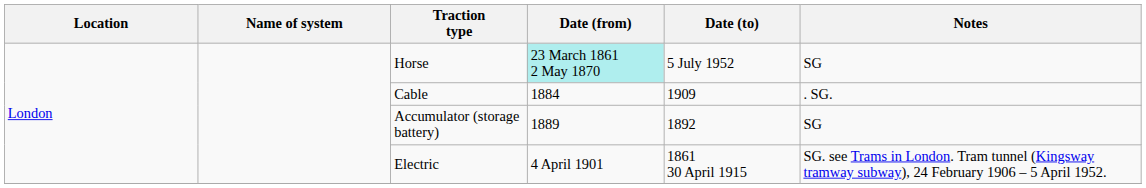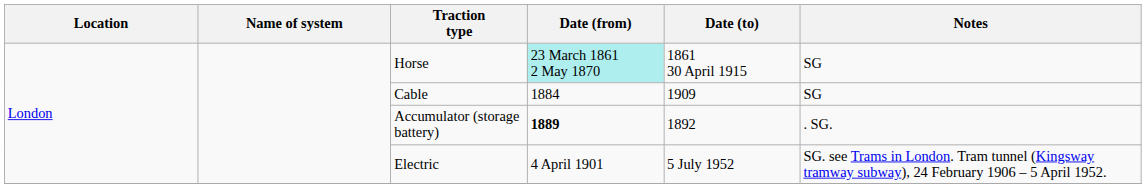(701, 63) 5 July 1952 -> (707, 63) 1861 30 April 1915
(818, 93) . SG. -> (813, 93) SG
(545, 124) normal -> (545, 124) bold
(813, 124) SG -> (818, 124) . SG.
(707, 163) 1861 30 April 1915 -> (701, 163) 5 July 1952
